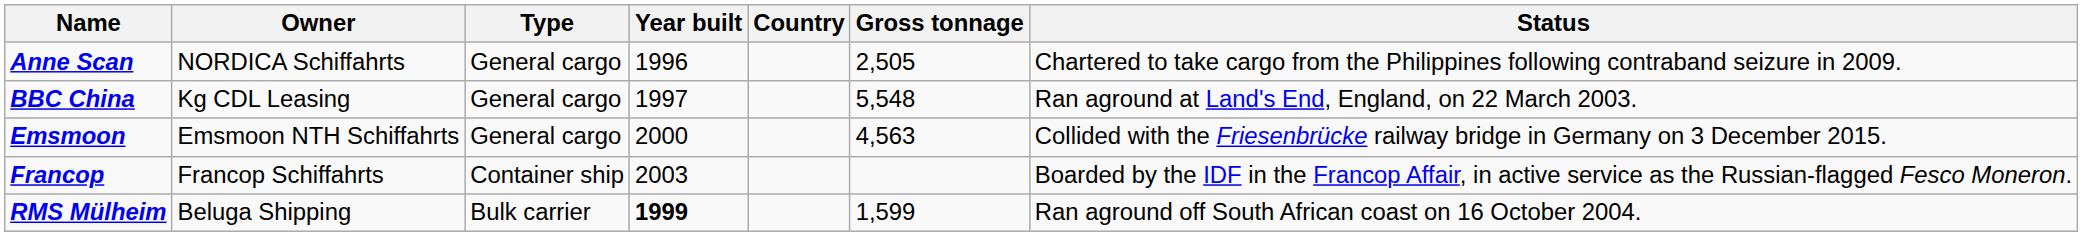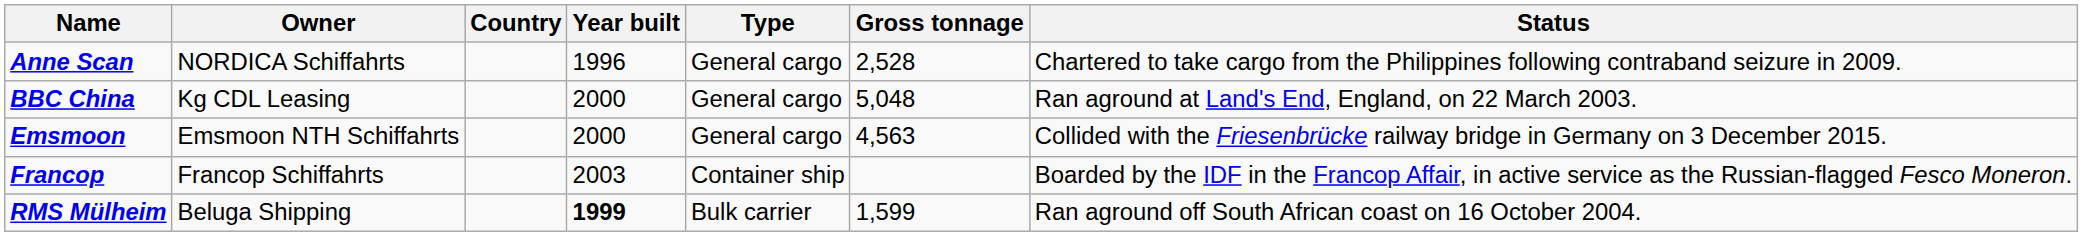columns swapped: (799, 23) <-> (547, 23)
(885, 61) 2,505 -> (885, 61) 2,528
(661, 99) 1997 -> (599, 99) 2000
(885, 99) 5,548 -> (885, 99) 5,048
